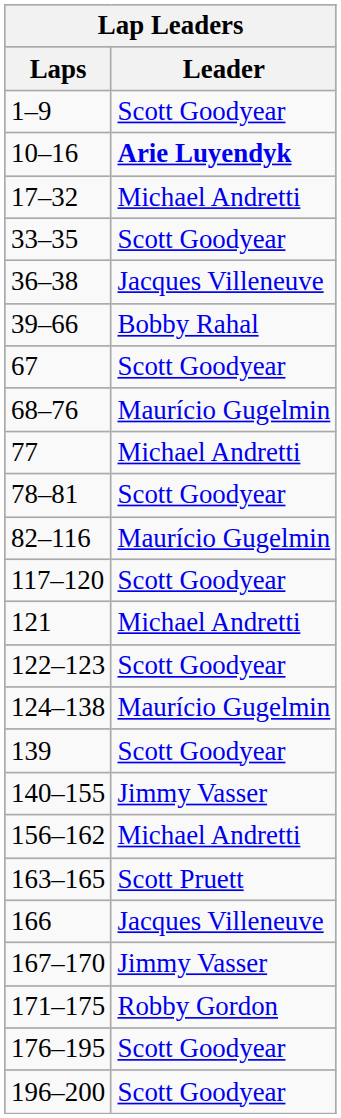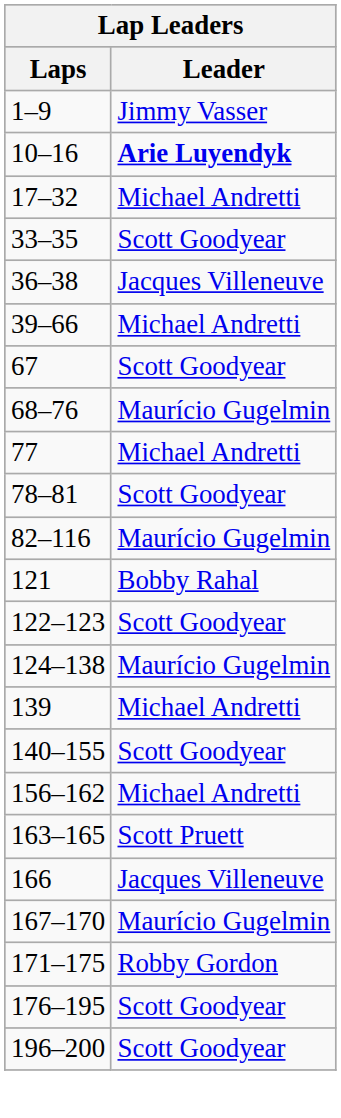(201, 111) Scott Goodyear -> (192, 111) Jimmy Vasser
(188, 324) Bobby Rahal -> (209, 324) Michael Andretti
- row: (58, 580)
(209, 622) Michael Andretti -> (188, 580) Bobby Rahal
(201, 750) Scott Goodyear -> (209, 707) Michael Andretti
(192, 793) Jimmy Vasser -> (201, 750) Scott Goodyear
(192, 963) Jimmy Vasser -> (224, 921) Maurício Gugelmin
